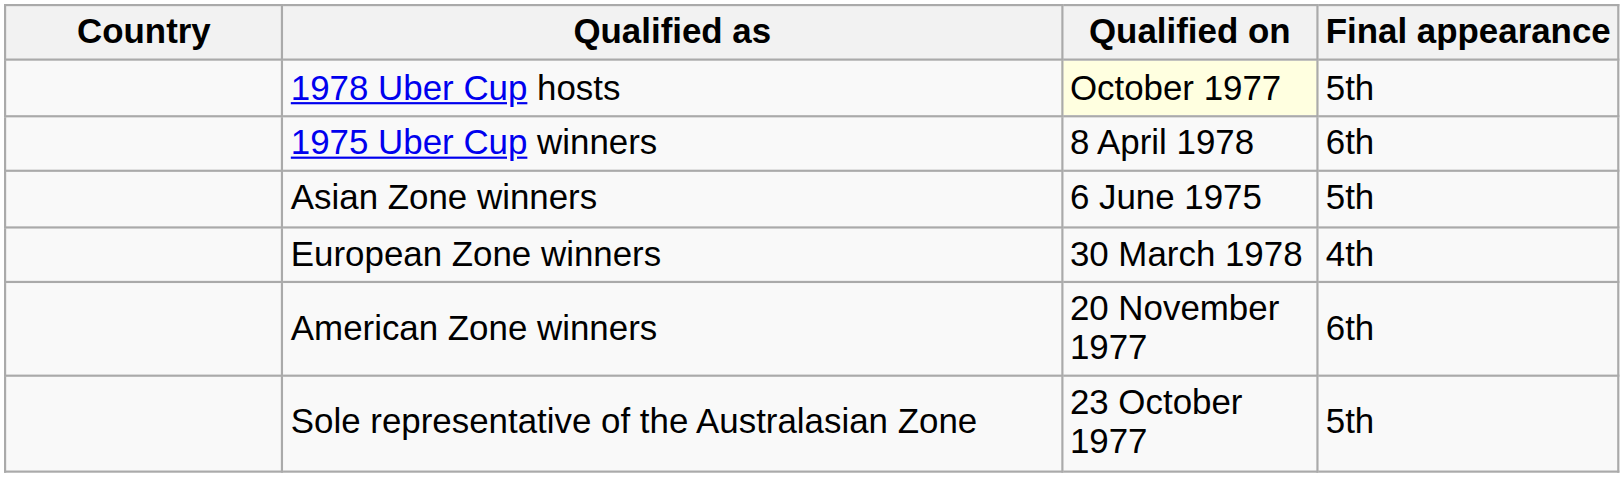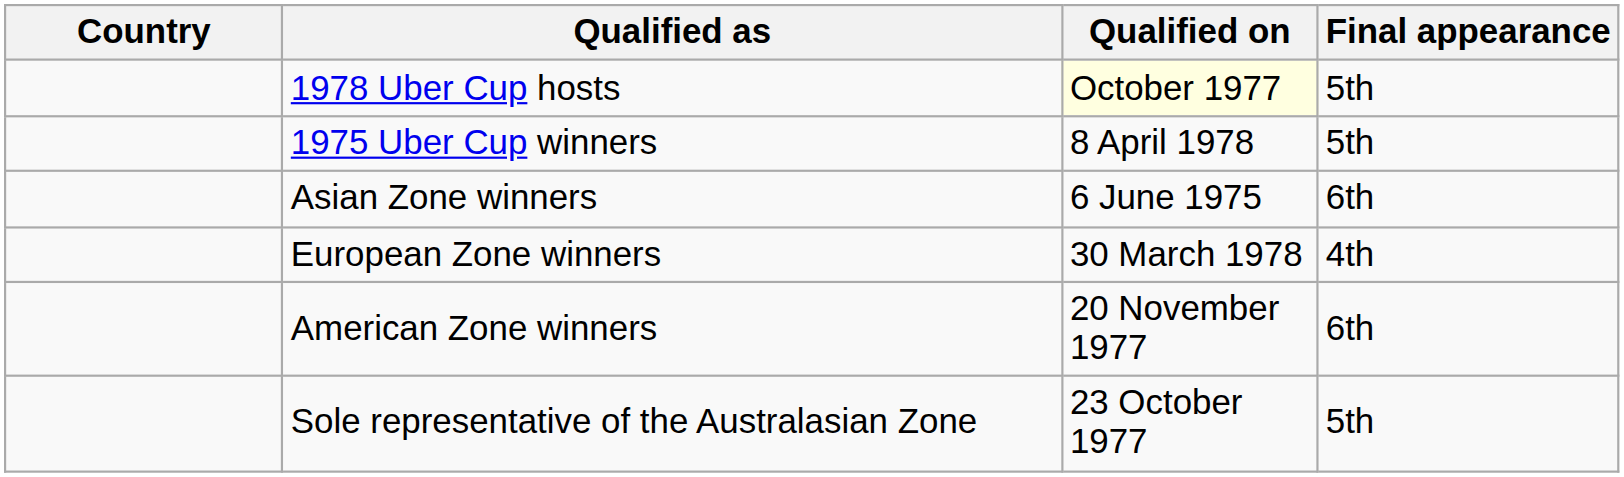(1350, 142) 6th -> (1350, 142) 5th
(1350, 198) 5th -> (1350, 198) 6th
